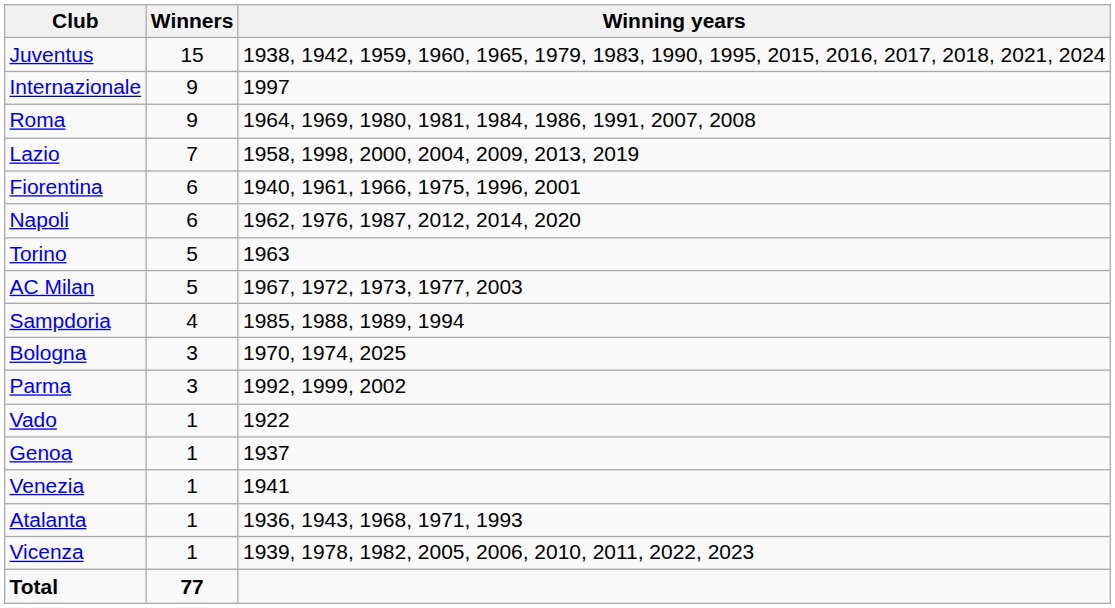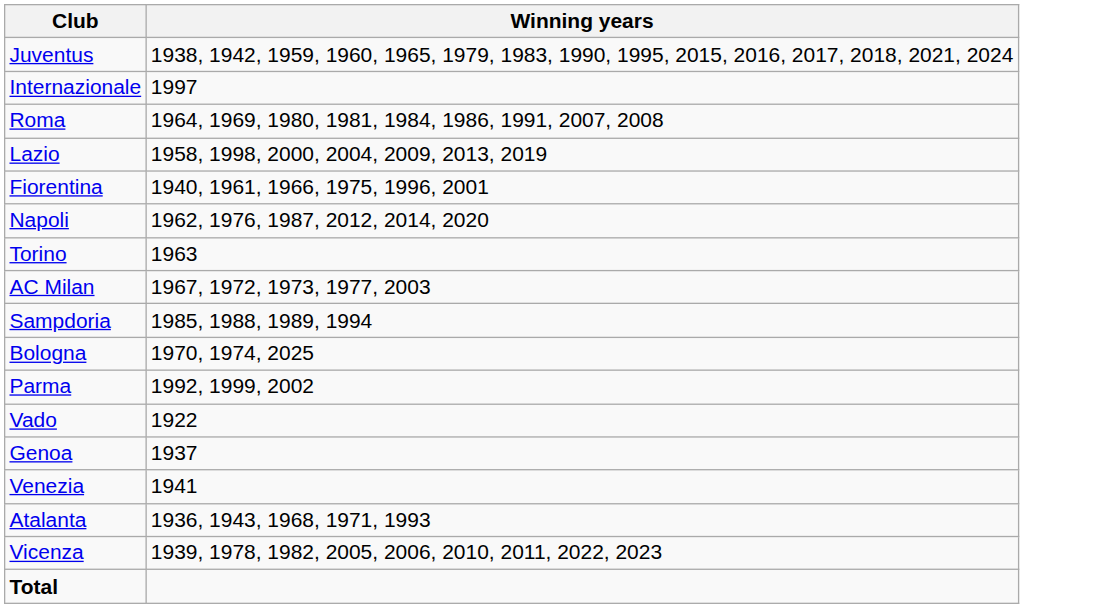- column: (192, 21)
